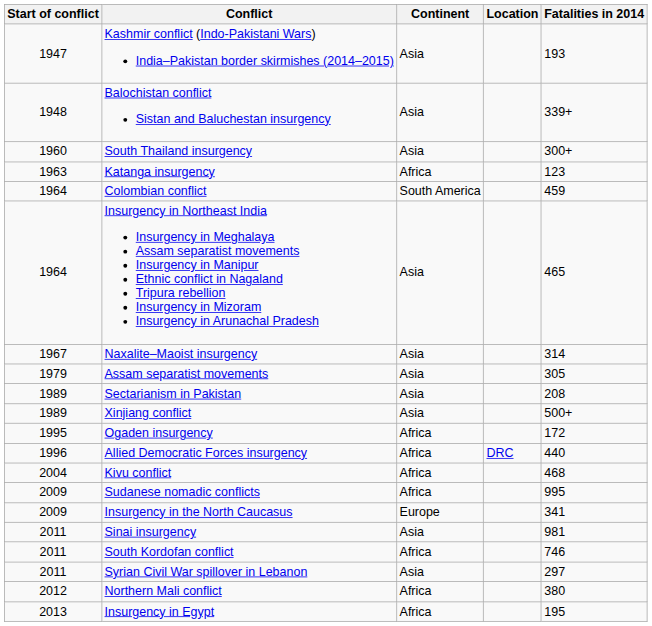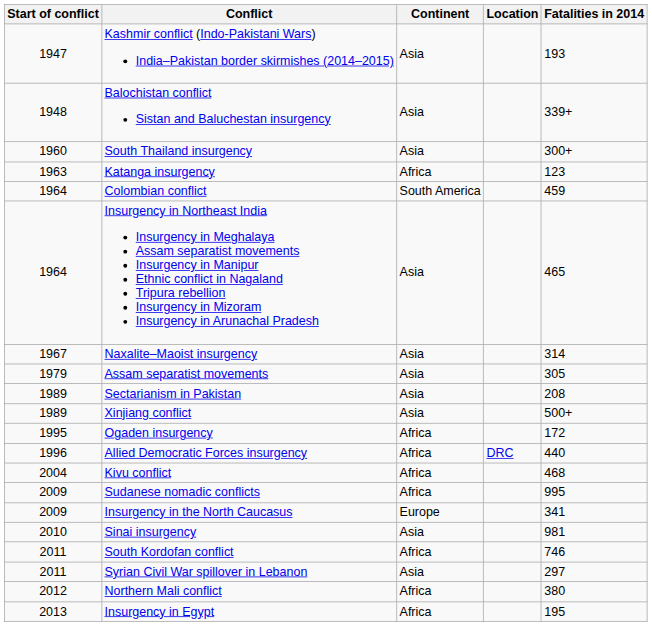(53, 532) 2011 -> (53, 532) 2010
